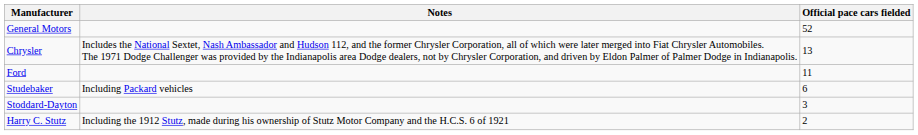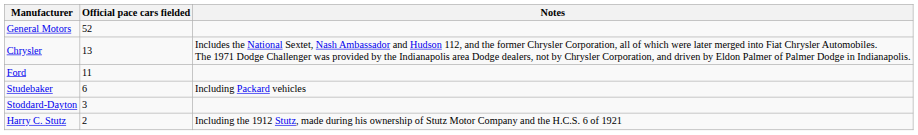columns swapped: (856, 12) <-> (440, 12)
